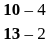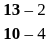rows swapped: (24, 33) <-> (24, 9)
